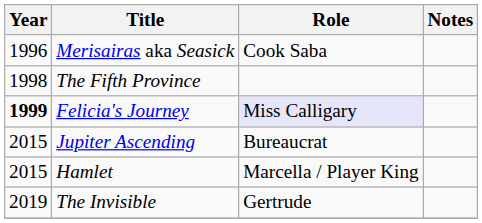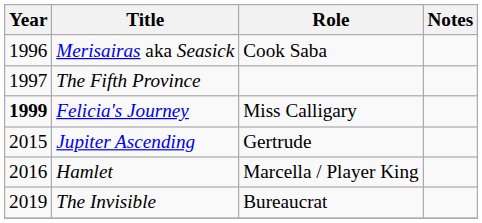(28, 80) 1998 -> (28, 80) 1997
(300, 111) lavender background -> (300, 111) no background
(285, 141) Bureaucrat -> (277, 141) Gertrude
(28, 171) 2015 -> (28, 171) 2016
(277, 202) Gertrude -> (285, 202) Bureaucrat
